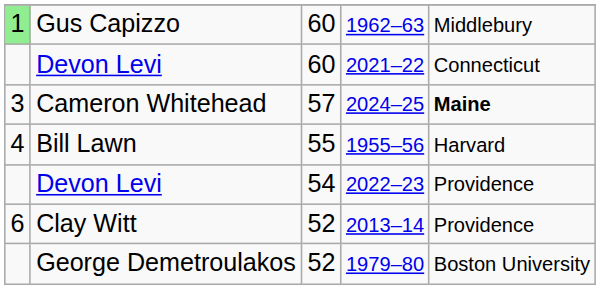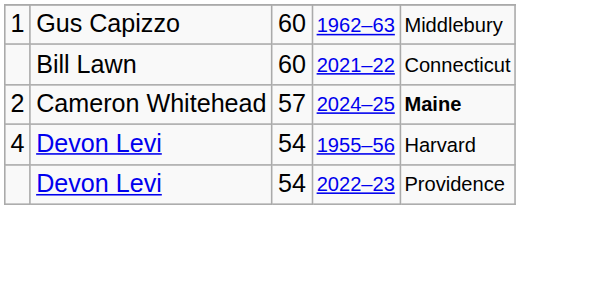(18, 24) lightgreen background -> (18, 24) no background
(99, 64) Devon Levi -> (86, 64) Bill Lawn
(18, 104) 3 -> (18, 104) 2
(86, 143) Bill Lawn -> (99, 143) Devon Levi
(321, 143) 55 -> (292, 143) 54
- row: (385, 224)
- row: (385, 264)
